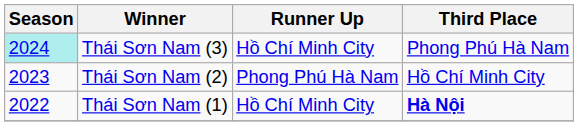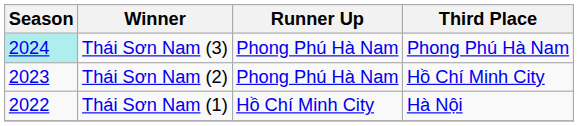(305, 47) Hồ Chí Minh City -> (317, 47) Phong Phú Hà Nam
(436, 105) bold -> (435, 105) normal
